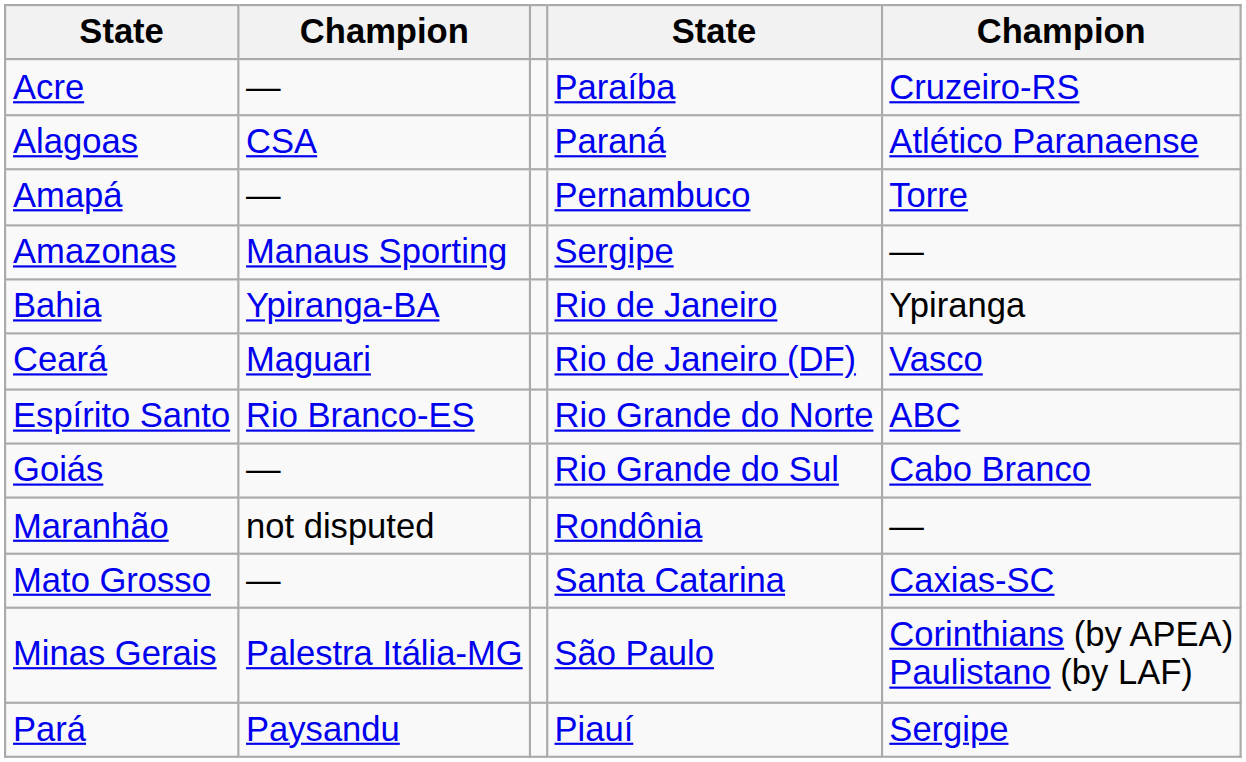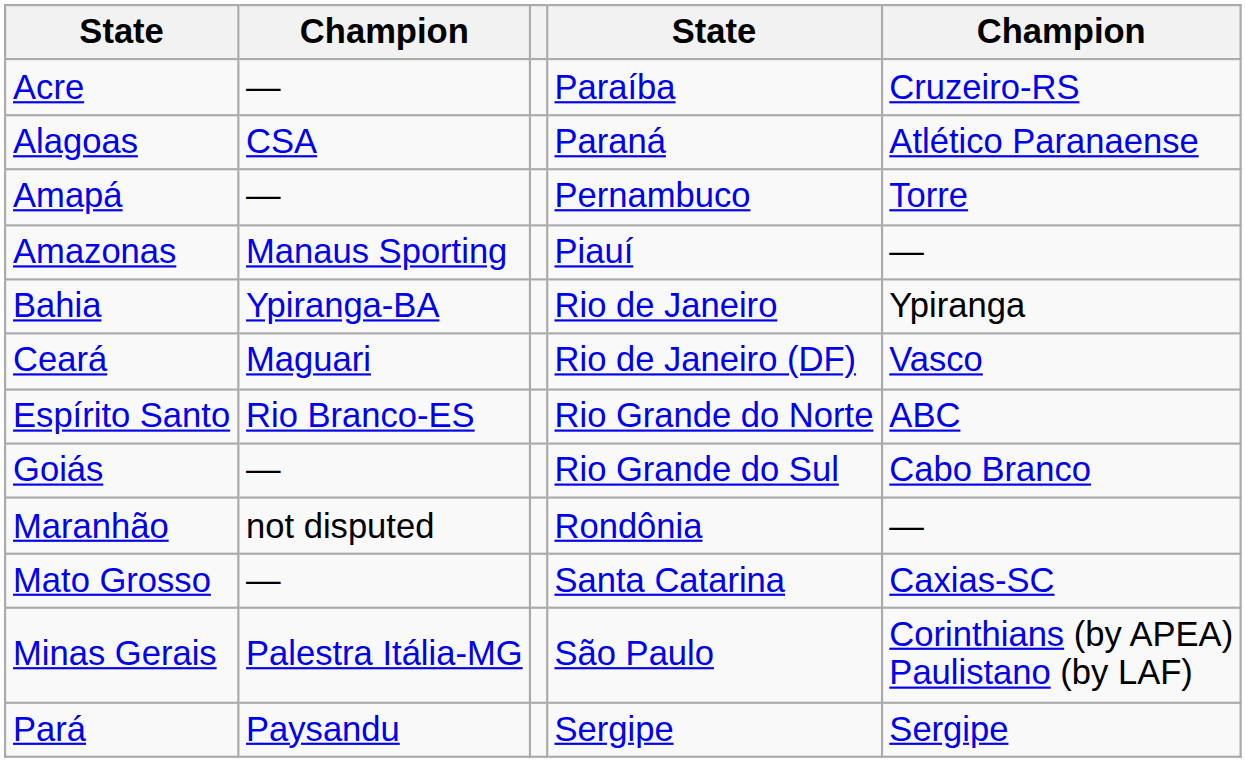(614, 251) Sergipe -> (594, 251) Piauí
(594, 728) Piauí -> (614, 728) Sergipe
